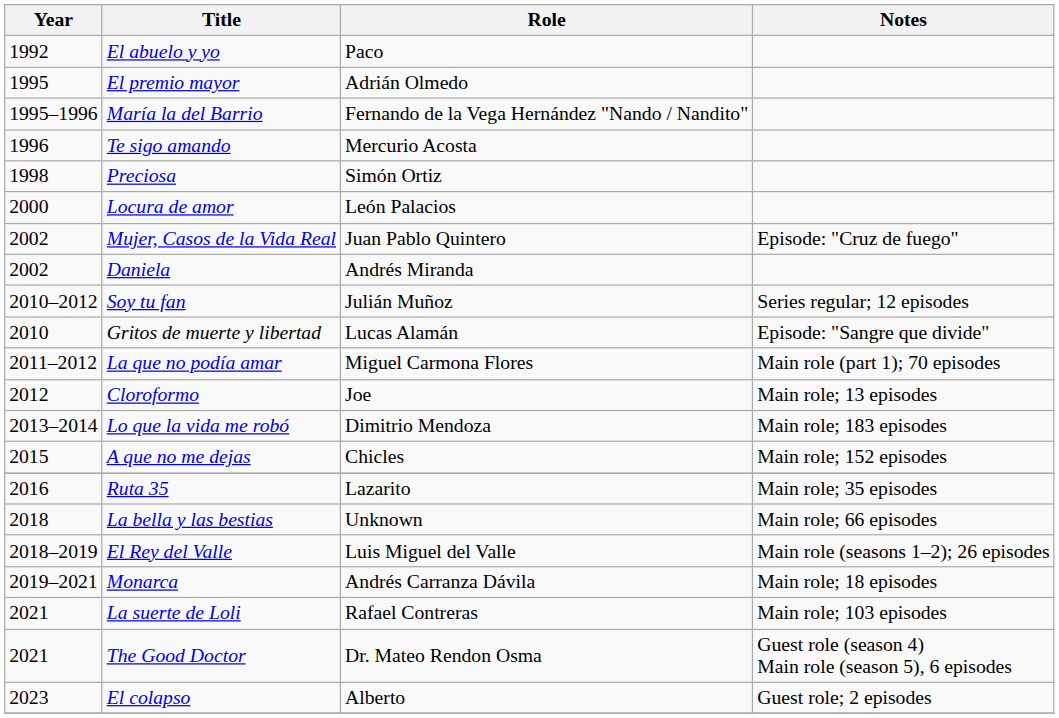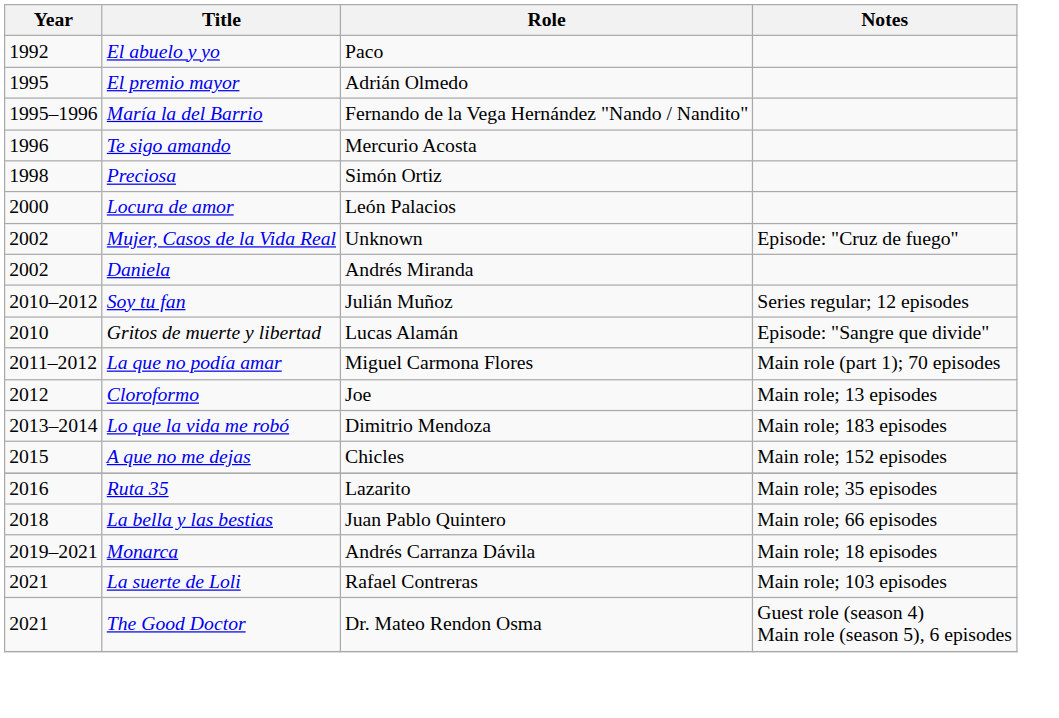(425, 238) Juan Pablo Quintero -> (384, 238) Unknown
(384, 519) Unknown -> (425, 519) Juan Pablo Quintero
- row: (169, 550)
- row: (149, 697)
